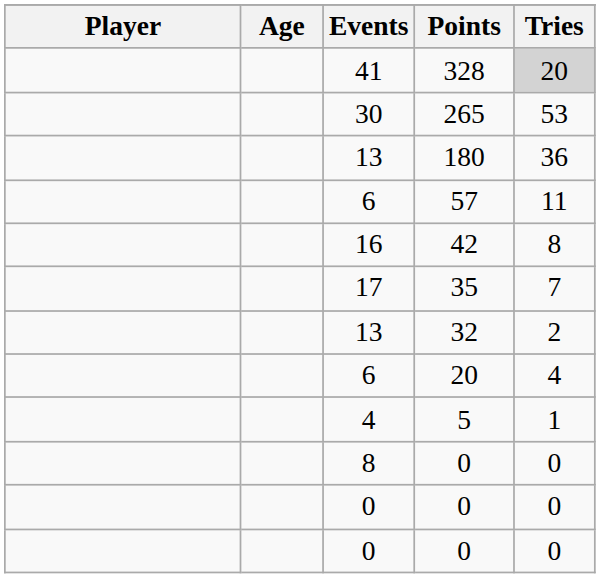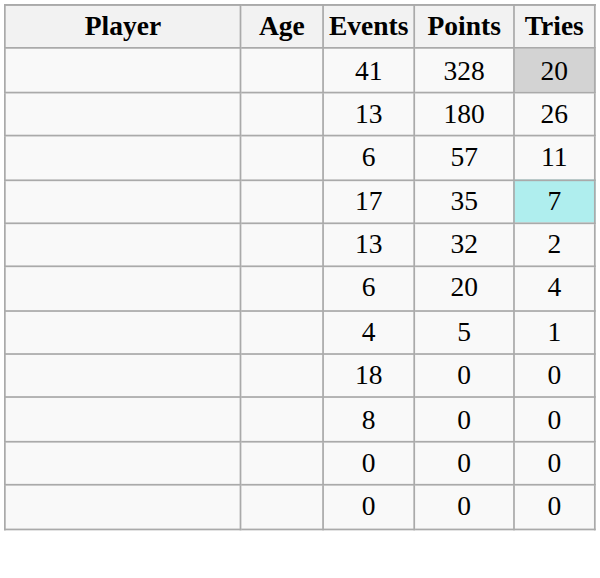- row: (369, 113)
(554, 157) 36 -> (554, 113) 26
- row: (369, 244)
(554, 288) no background -> (554, 200) paleturquoise background
+ row: (369, 375)
